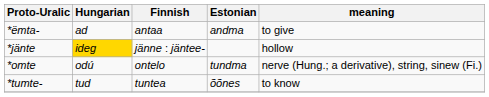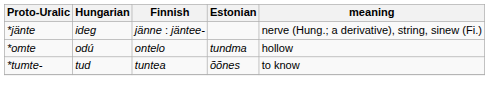- row: (23, 30)
(86, 48) gold background -> (86, 30) no background
(277, 48) hollow -> (372, 30) nerve (Hung.; a derivative), string, sinew (Fi.)
(372, 65) nerve (Hung.; a derivative), string, sinew (Fi.) -> (277, 48) hollow
